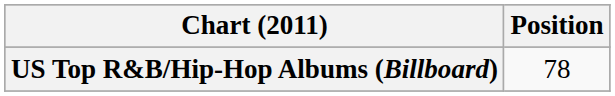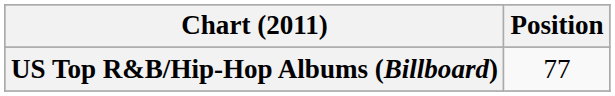(557, 68) 78 -> (557, 68) 77
